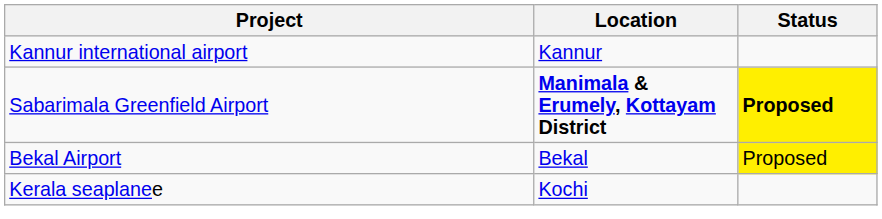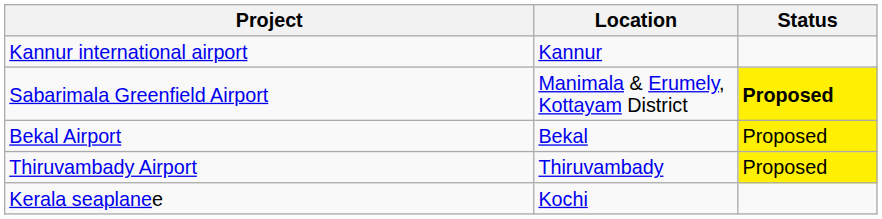(627, 105) bold -> (632, 94) normal
+ row: (103, 168)
